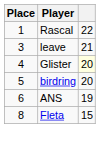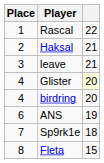+ row: (57, 47)
(21, 81) 5 -> (21, 99) 4
+ row: (60, 133)
